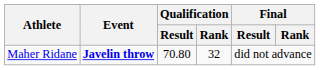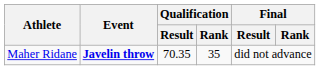(177, 55) 70.80 -> (177, 55) 70.35
(214, 55) 32 -> (214, 55) 35
